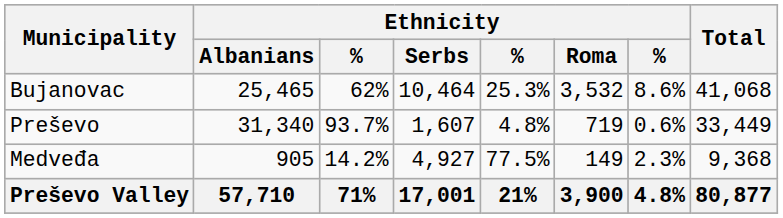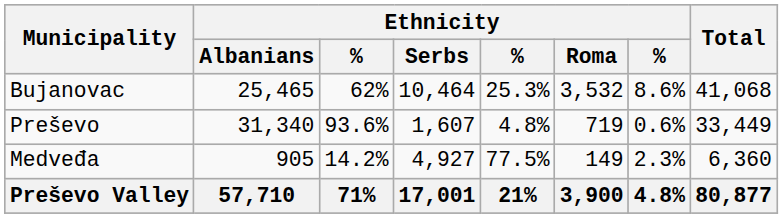(356, 126) 93.7% -> (356, 126) 93.6%
(740, 161) 9,368 -> (740, 161) 6,360
